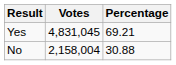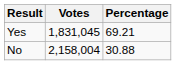(74, 32) 4,831,045 -> (74, 32) 1,831,045
